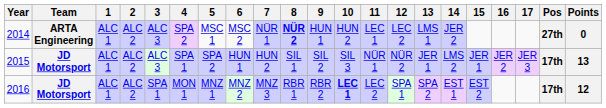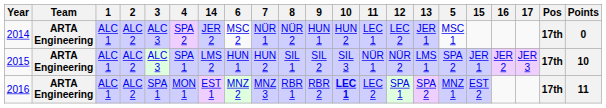columns swapped: (212, 13) <-> (454, 13)
(294, 35) bold -> (292, 35) normal
(428, 35) LMS 1 -> (426, 35) JER 1
(552, 35) 27th -> (552, 35) 17th
(64, 62) JD Motorsport -> (64, 62) ARTA Engineering
(428, 62) JER 1 -> (426, 62) LMS 1
(583, 62) 13 -> (583, 62) 10
(64, 90) JD Motorsport -> (64, 90) ARTA Engineering
(583, 90) 12 -> (583, 90) 11
